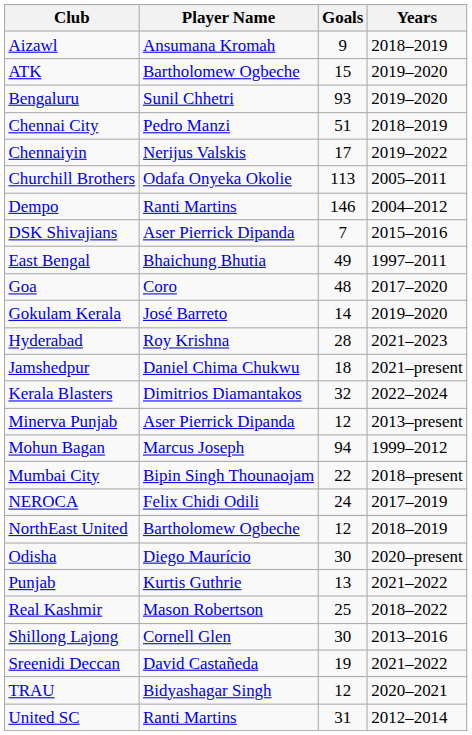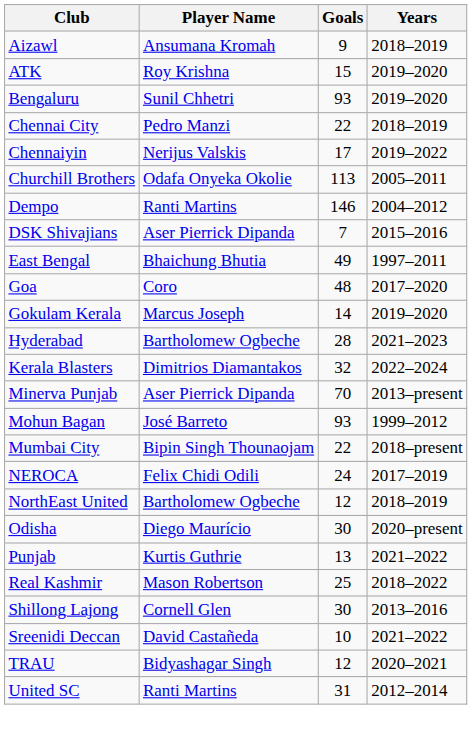(221, 71) Bartholomew Ogbeche -> (186, 71) Roy Krishna
(343, 125) 51 -> (343, 125) 22
(185, 313) José Barreto -> (194, 313) Marcus Joseph
(186, 340) Roy Krishna -> (221, 340) Bartholomew Ogbeche
- row: (49, 367)
(343, 421) 12 -> (343, 394) 70
(194, 448) Marcus Joseph -> (185, 421) José Barreto
(343, 448) 94 -> (343, 421) 93
(343, 663) 19 -> (343, 636) 10
